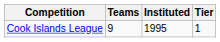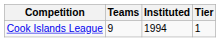(155, 28) 1995 -> (155, 28) 1994
